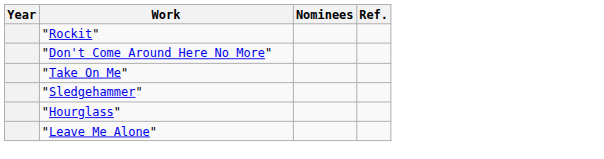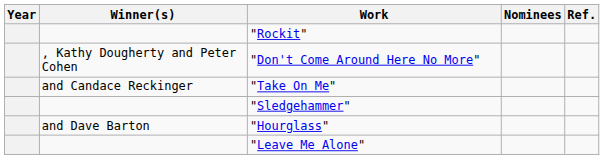+ column: (143, 14)
